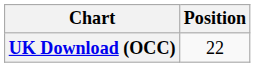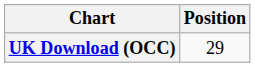(215, 47) 22 -> (215, 47) 29
